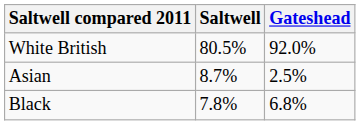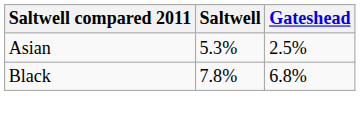- row: (58, 47)
(218, 76) 8.7% -> (218, 47) 5.3%
